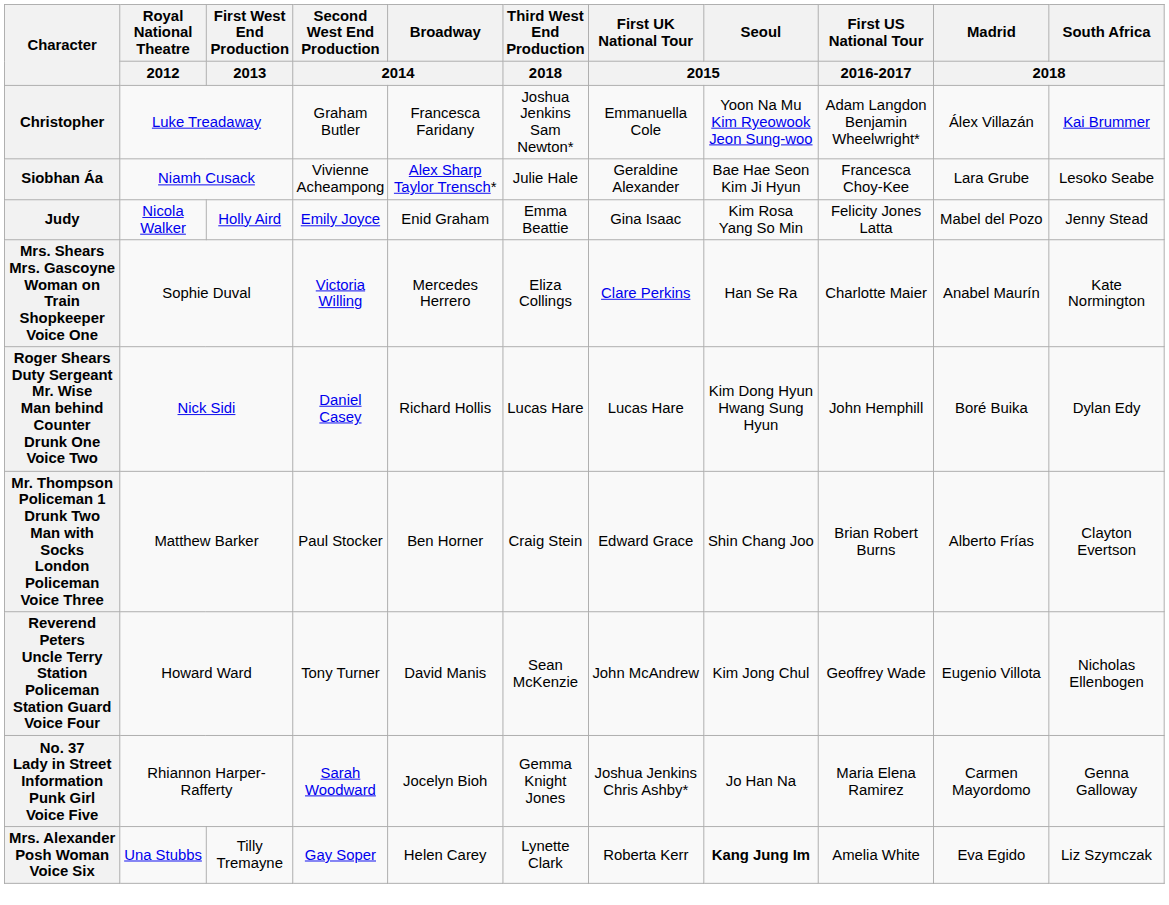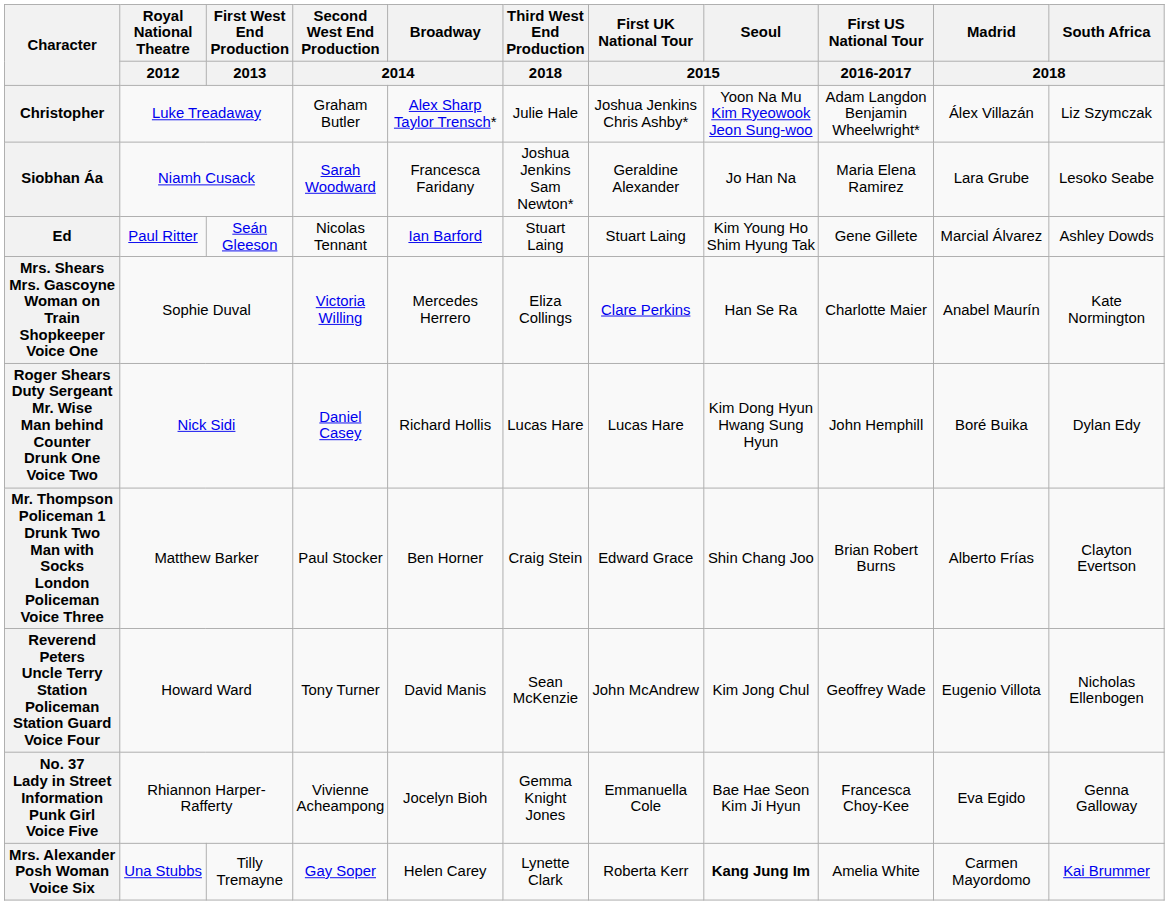(445, 122) Francesca Faridany -> (445, 113) Alex Sharp Taylor Trensch*
(545, 122) Joshua Jenkins Sam Newton* -> (545, 113) Julie Hale
(646, 122) Emmanuella Cole -> (646, 113) Joshua Jenkins Chris Ashby*
(1107, 122) Kai Brummer -> (1107, 113) Liz Szymczak
(340, 179) Vivienne Acheampong -> (340, 179) Sarah Woodward
(445, 179) Alex Sharp Taylor Trensch* -> (445, 179) Francesca Faridany
(545, 179) Julie Hale -> (545, 179) Joshua Jenkins Sam Newton*
(761, 179) Bae Hae Seon Kim Ji Hyun -> (761, 179) Jo Han Na
(876, 179) Francesca Choy-Kee -> (876, 179) Maria Elena Ramirez
+ row: (62, 236)
- row: (62, 219)
(340, 781) Sarah Woodward -> (340, 797) Vivienne Acheampong
(646, 781) Joshua Jenkins Chris Ashby* -> (646, 797) Emmanuella Cole
(761, 781) Jo Han Na -> (761, 797) Bae Hae Seon Kim Ji Hyun
(876, 781) Maria Elena Ramirez -> (876, 797) Francesca Choy-Kee
(991, 781) Carmen Mayordomo -> (991, 797) Eva Egido
(991, 854) Eva Egido -> (991, 871) Carmen Mayordomo
(1107, 854) Liz Szymczak -> (1107, 871) Kai Brummer
